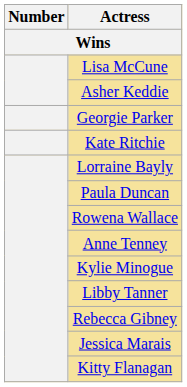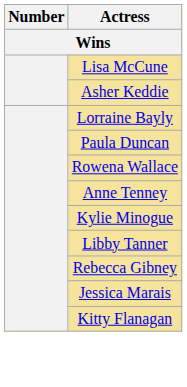- row: (125, 117)
- row: (125, 142)
